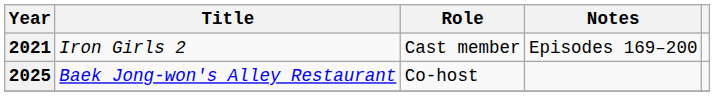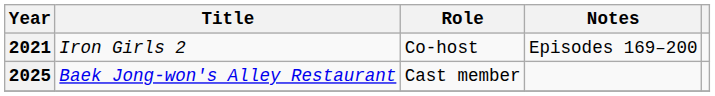(463, 48) Cast member -> (442, 48) Co-host
(442, 76) Co-host -> (463, 76) Cast member
